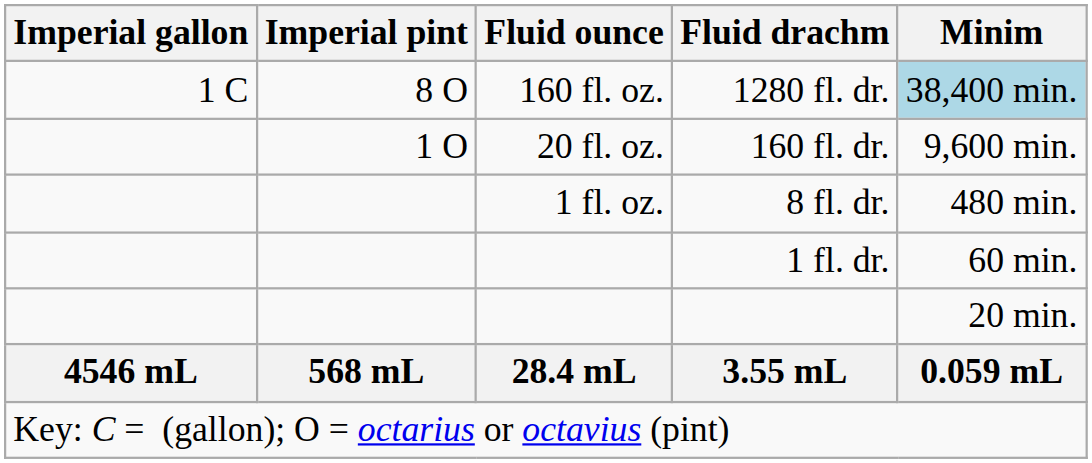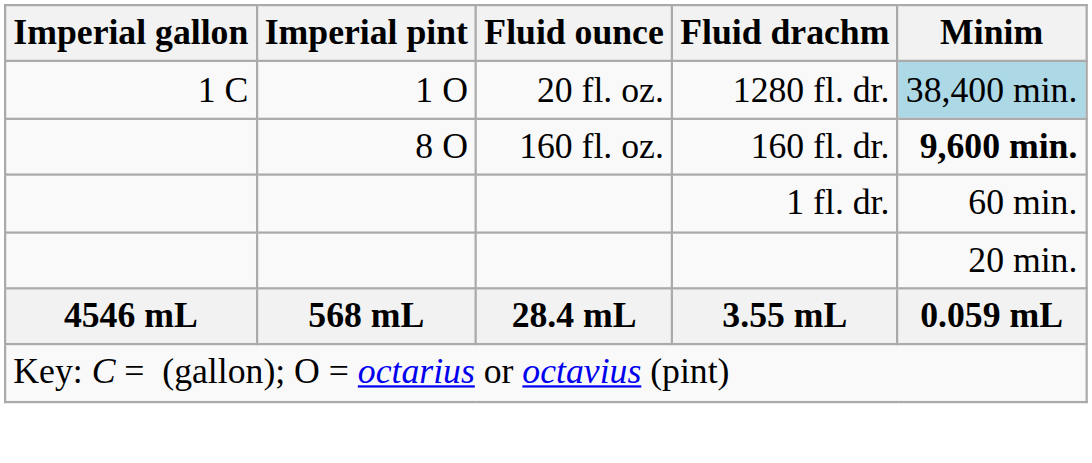(442, 89) 8 O -> (442, 89) 1 O
(591, 89) 160 fl. oz. -> (600, 89) 20 fl. oz.
(442, 145) 1 O -> (442, 145) 8 O
(600, 145) 20 fl. oz. -> (591, 145) 160 fl. oz.
(1001, 145) normal -> (999, 145) bold
- row: (838, 202)
